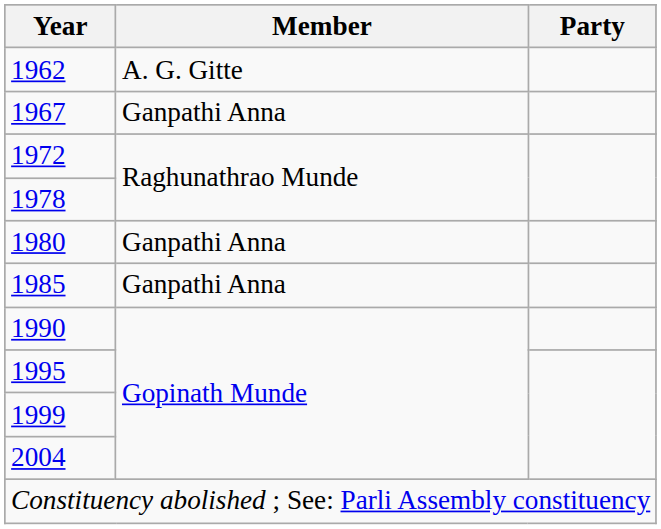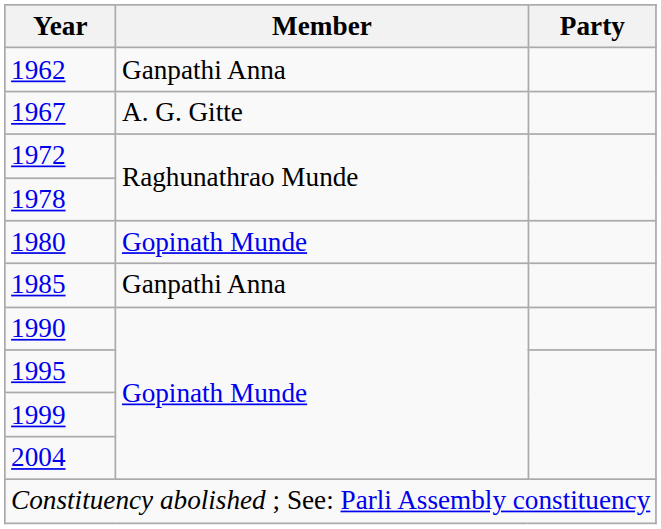(182, 69) A. G. Gitte -> (204, 69) Ganpathi Anna
(204, 112) Ganpathi Anna -> (182, 112) A. G. Gitte
(204, 241) Ganpathi Anna -> (215, 241) Gopinath Munde
